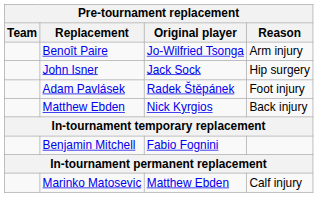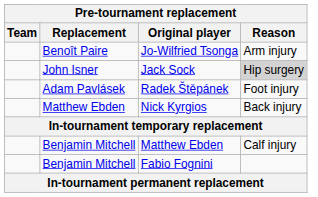(280, 70) no background -> (274, 70) lightgrey background
+ row: (89, 145)
- row: (92, 182)
